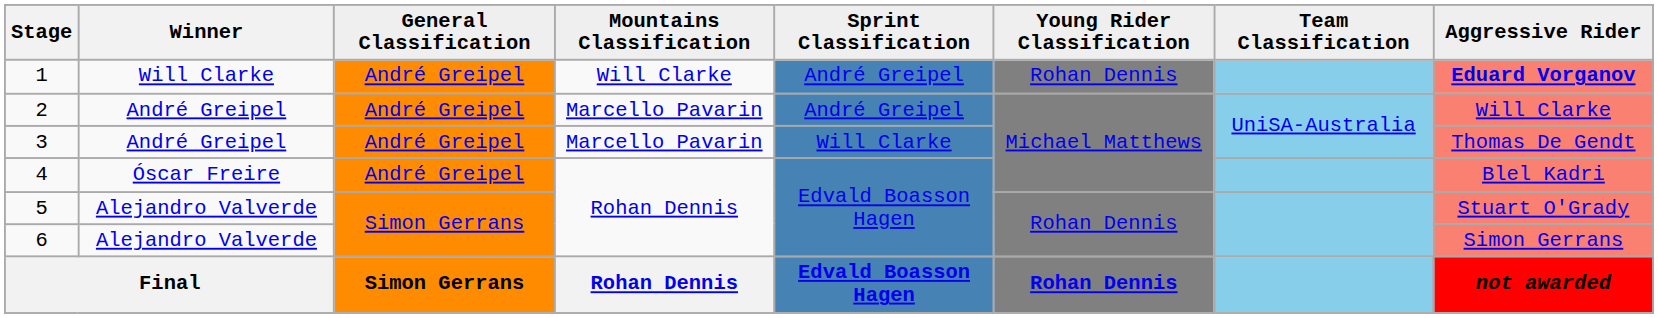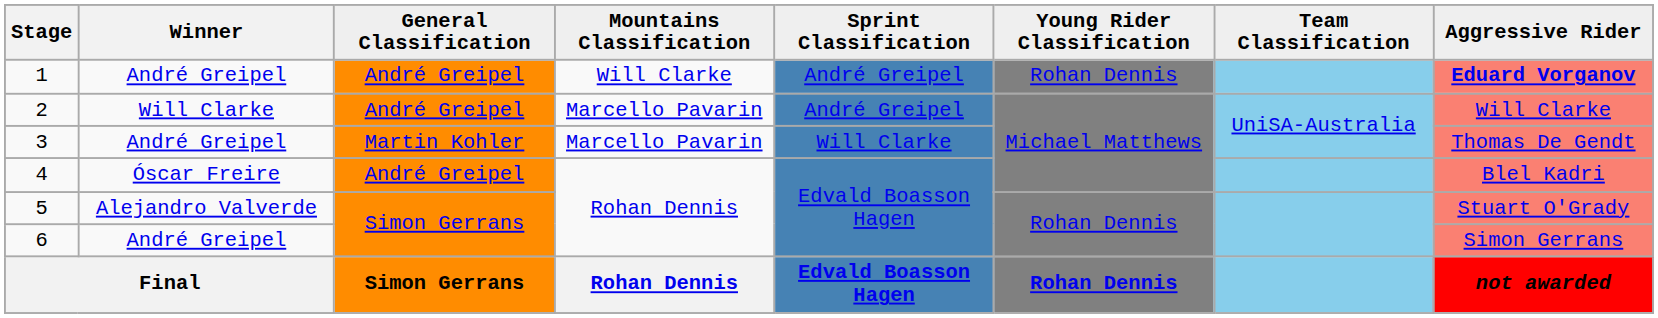(206, 77) Will Clarke -> (206, 77) André Greipel
(206, 109) André Greipel -> (206, 109) Will Clarke
(445, 142) André Greipel -> (445, 142) Martin Kohler
(206, 240) Alejandro Valverde -> (206, 240) André Greipel
